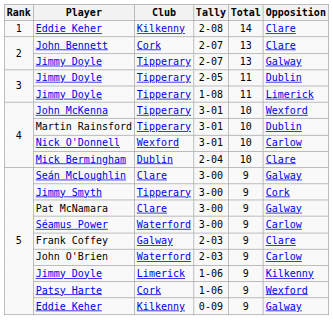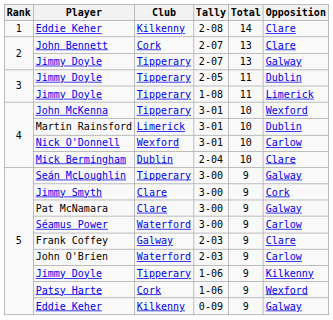(164, 127) Tipperary -> (161, 127) Limerick
(152, 176) Clare -> (164, 176) Tipperary
(164, 192) Tipperary -> (152, 192) Clare
(161, 274) Limerick -> (164, 274) Tipperary
